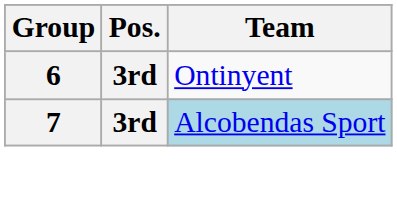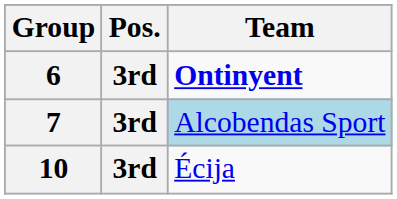(233, 74) normal -> (238, 74) bold
+ row: (53, 168)
